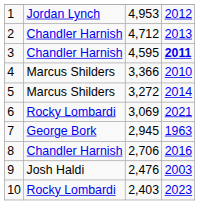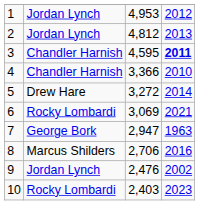(75, 33) Chandler Harnish -> (63, 33) Jordan Lynch
(144, 33) 4,712 -> (144, 33) 4,812
(71, 72) Marcus Shilders -> (75, 72) Chandler Harnish
(71, 92) Marcus Shilders -> (56, 92) Drew Hare
(144, 131) 2,945 -> (144, 131) 2,947
(75, 151) Chandler Harnish -> (71, 151) Marcus Shilders
(55, 170) Josh Haldi -> (63, 170) Jordan Lynch
(178, 170) 2003 -> (178, 170) 2002
